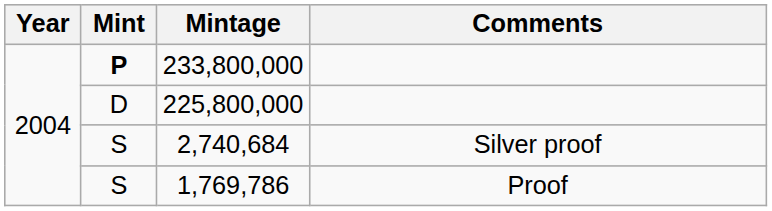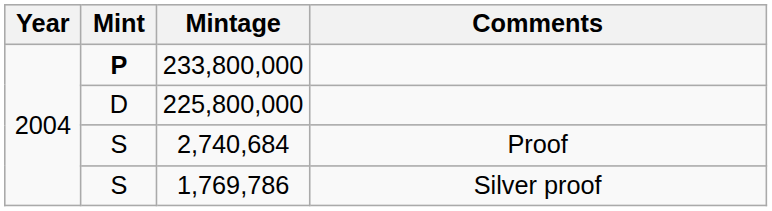(538, 144) Silver proof -> (538, 144) Proof
(538, 184) Proof -> (538, 184) Silver proof
